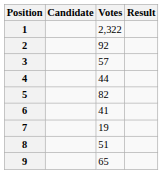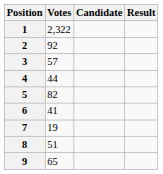columns swapped: (70, 12) <-> (110, 12)
